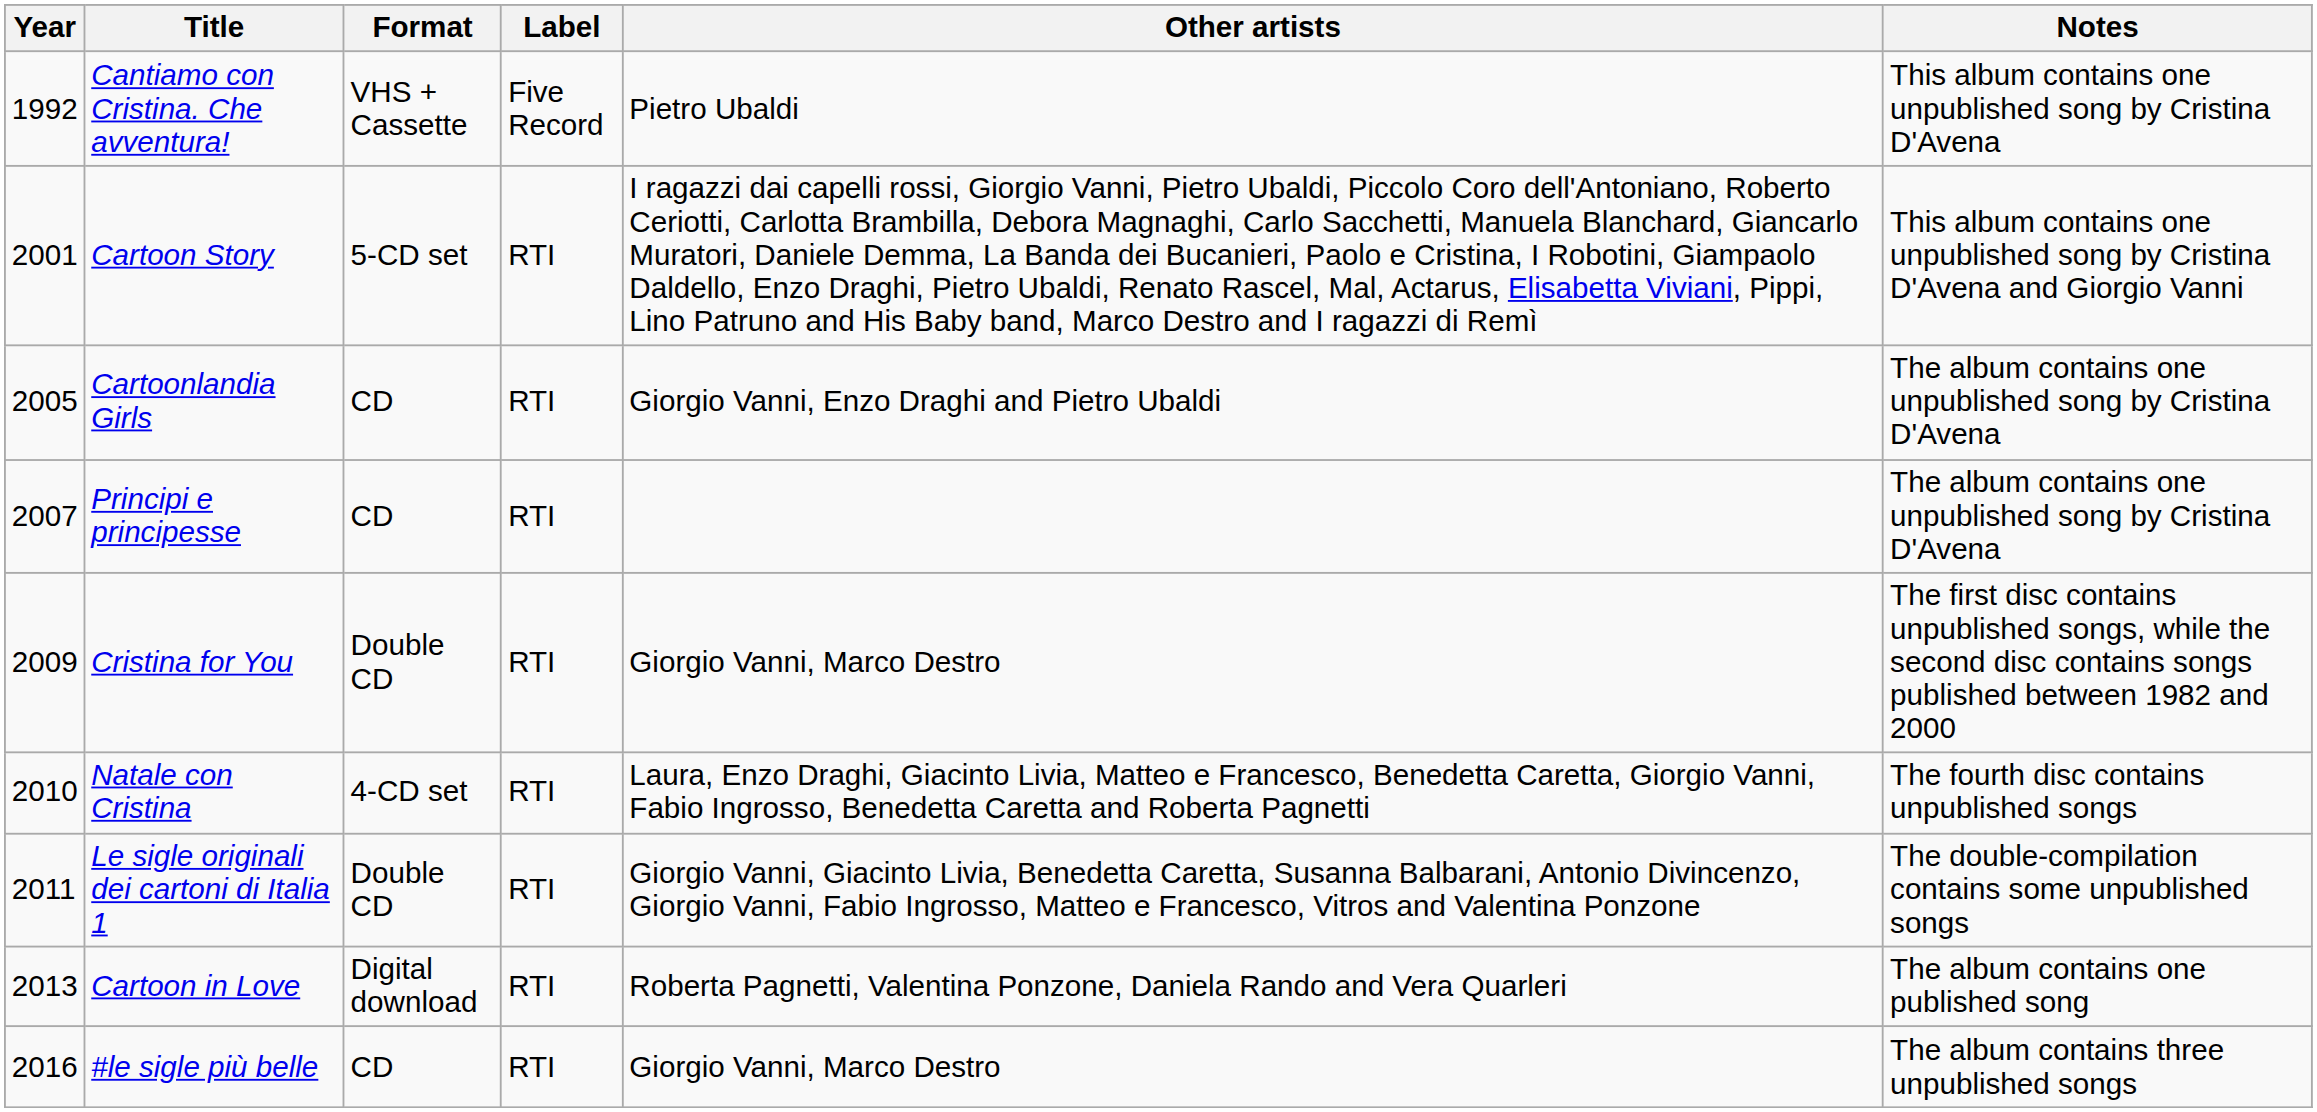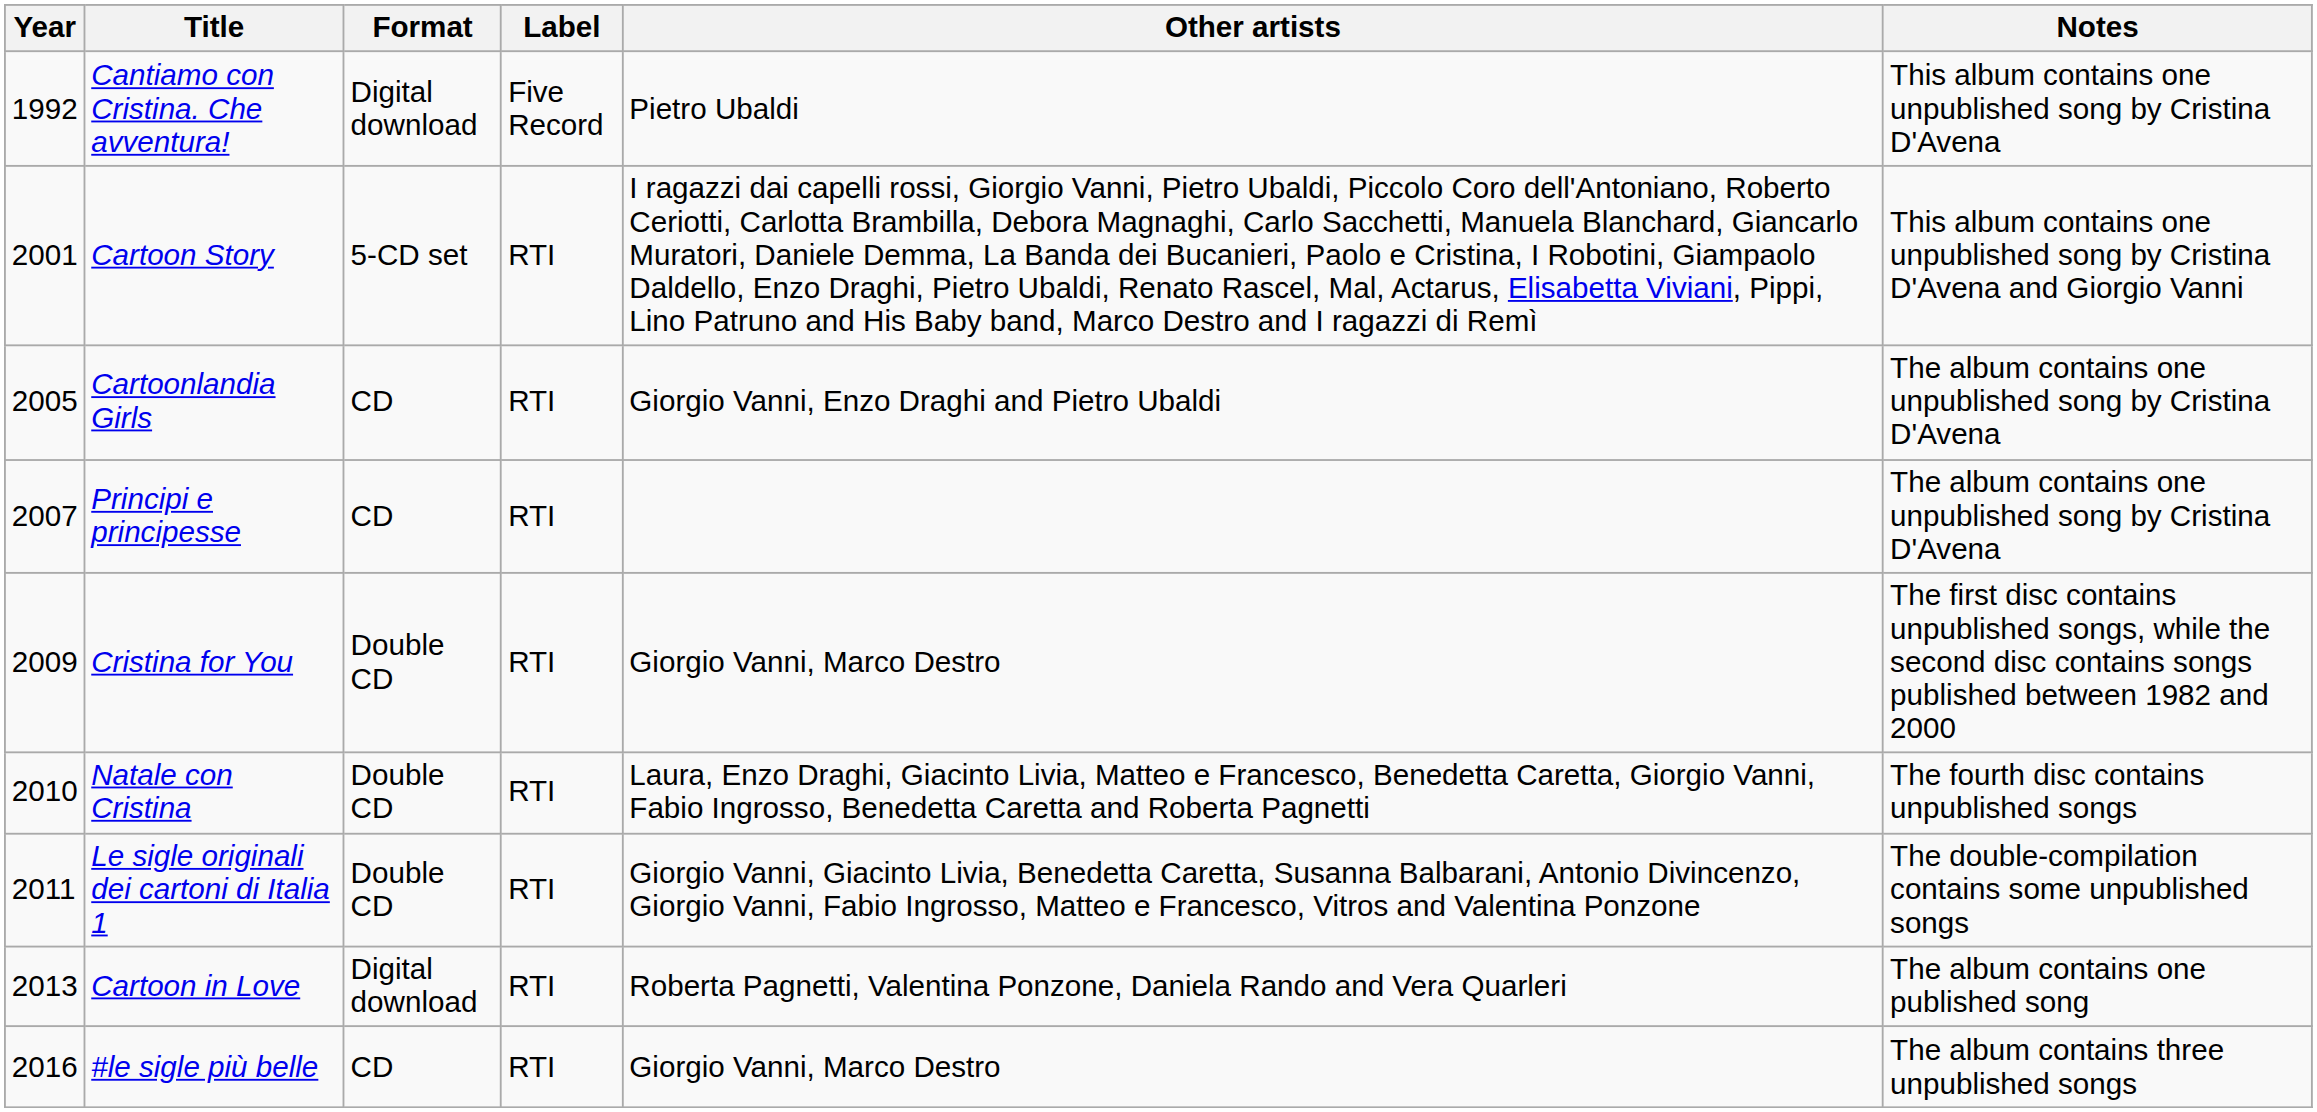(409, 108) VHS + Cassette -> (414, 108) Digital download
(409, 792) 4-CD set -> (398, 792) Double CD
